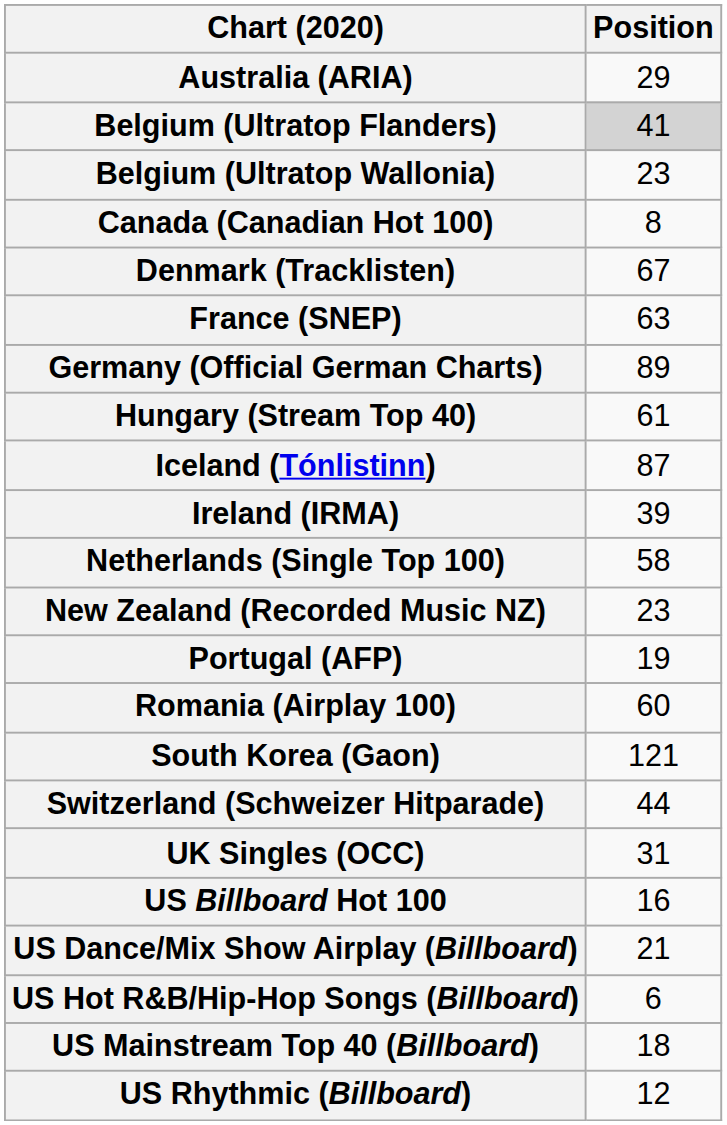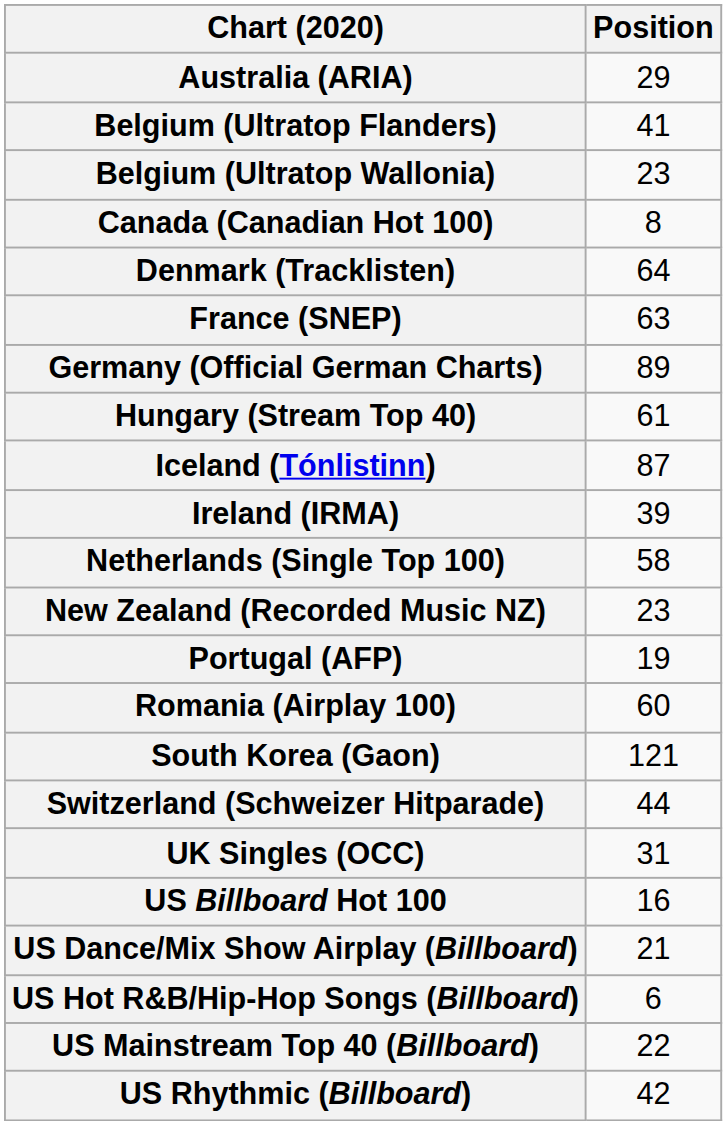(653, 125) lightgrey background -> (653, 125) no background
(653, 271) 67 -> (653, 271) 64
(653, 1046) 18 -> (653, 1046) 22
(653, 1094) 12 -> (653, 1094) 42
